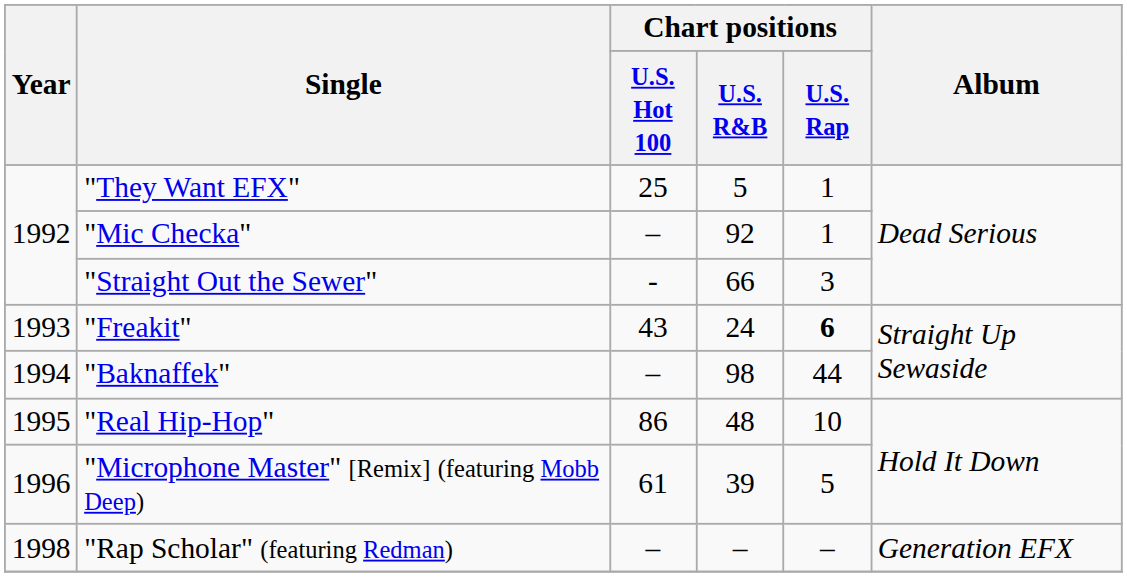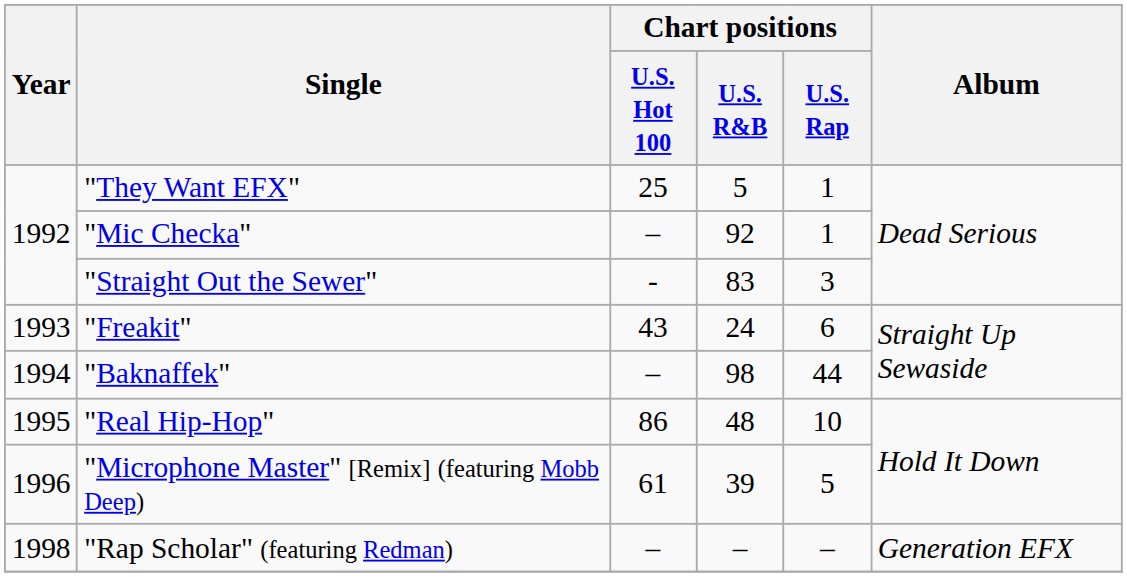(740, 280) 66 -> (740, 280) 83
(827, 327) bold -> (827, 327) normal
